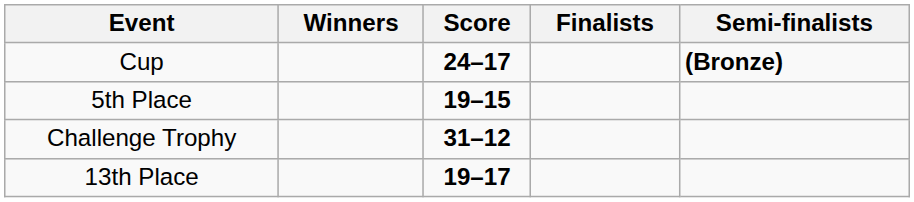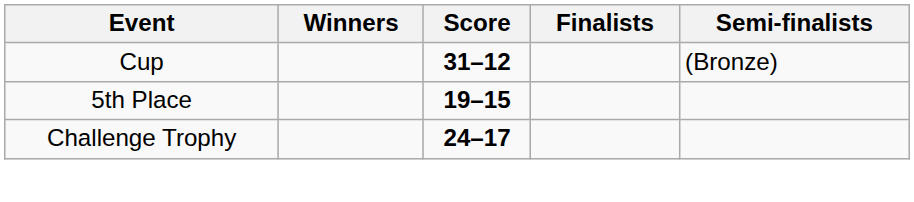(477, 61) 24–17 -> (477, 61) 31–12
(734, 61) bold -> (731, 61) normal
(477, 138) 31–12 -> (477, 138) 24–17
- row: (142, 176)
